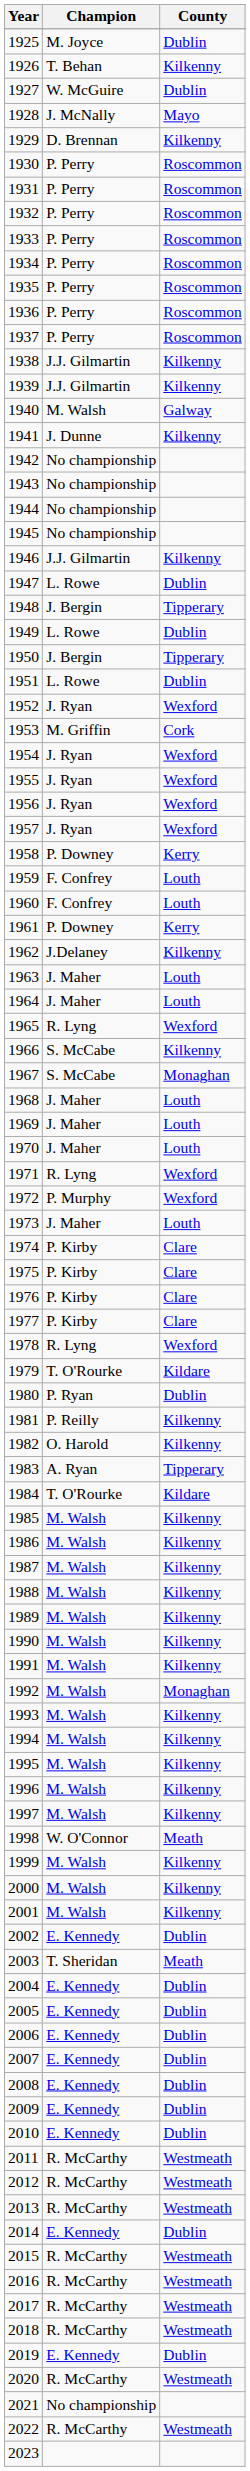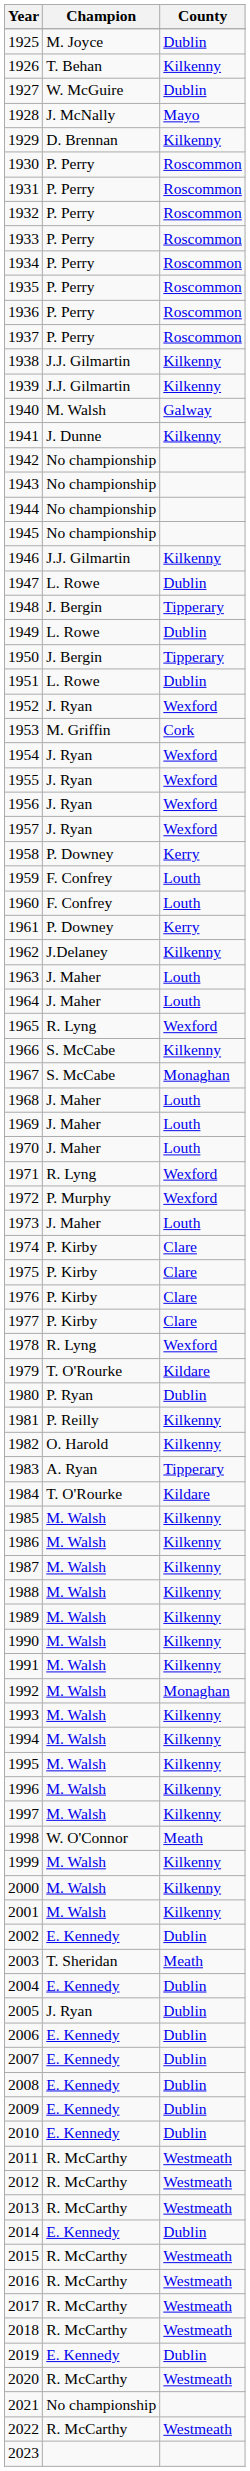(83, 2010) E. Kennedy -> (69, 2010) J. Ryan
